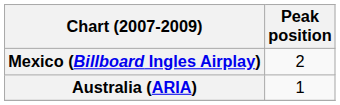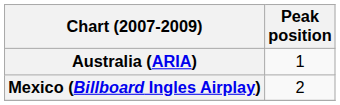rows swapped: (134, 87) <-> (134, 61)
